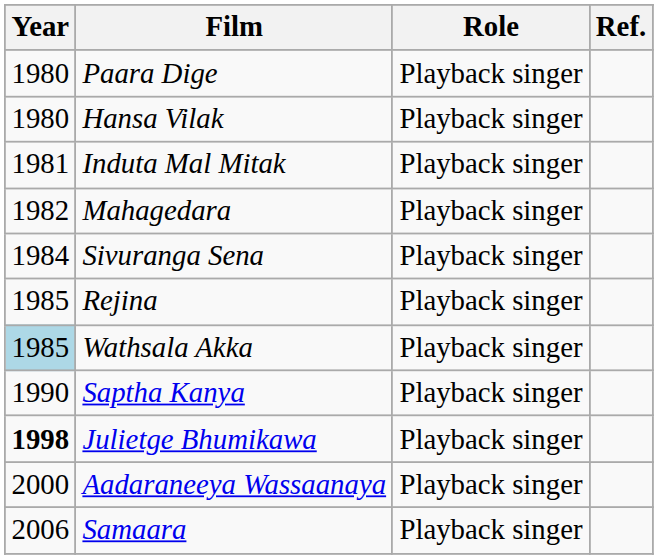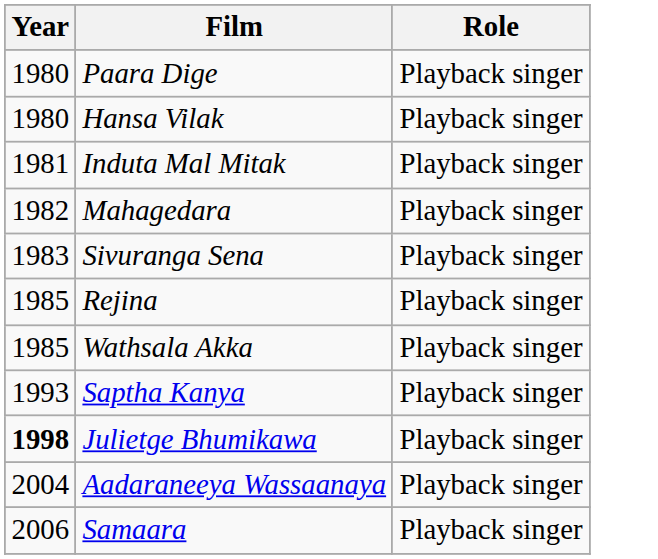- column: (621, 27)
(40, 255) 1984 -> (40, 255) 1983
(40, 347) lightblue background -> (40, 347) no background
(40, 392) 1990 -> (40, 392) 1993
(40, 484) 2000 -> (40, 484) 2004
